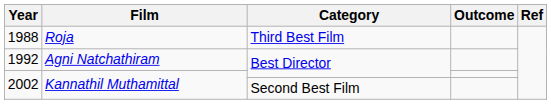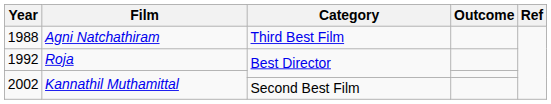(59, 37) Roja -> (102, 37) Agni Natchathiram
(102, 59) Agni Natchathiram -> (59, 59) Roja
